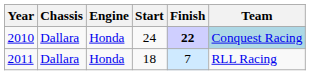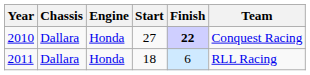(149, 37) 24 -> (149, 37) 27
(257, 37) lightblue background -> (257, 37) no background
(188, 59) 7 -> (188, 59) 6
